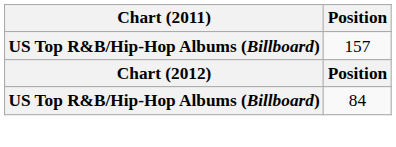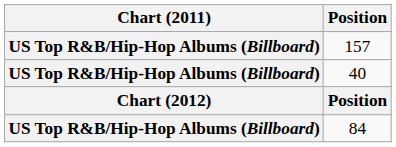+ row: (357, 73)
